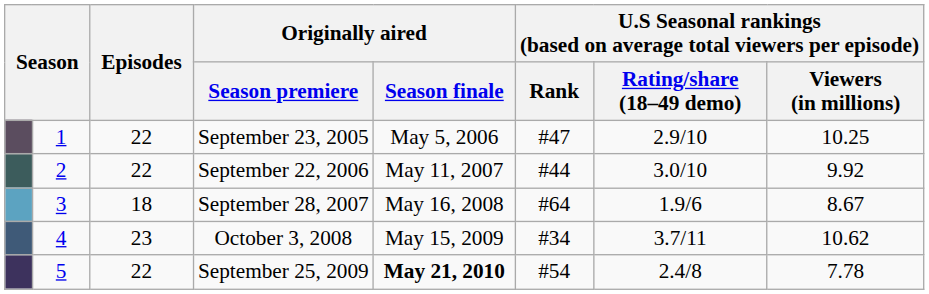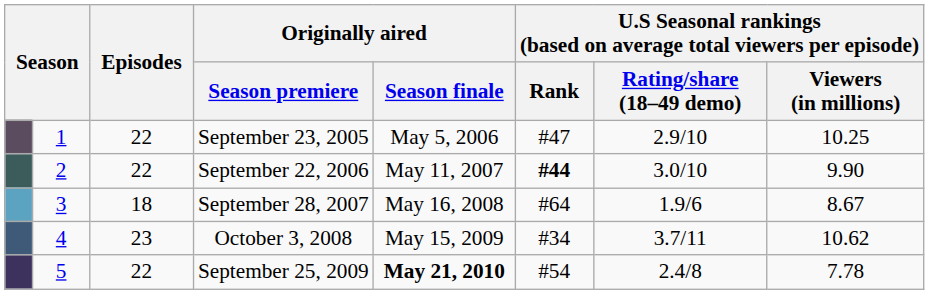(554, 170) normal -> (554, 170) bold
(846, 170) 9.92 -> (846, 170) 9.90
